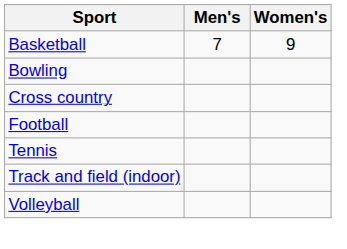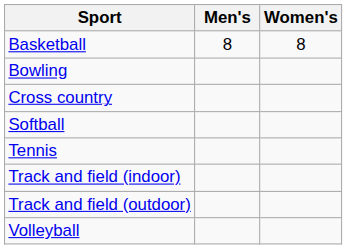(217, 44) 7 -> (227, 44) 8
(291, 44) 9 -> (301, 44) 8
- row: (38, 124)
+ row: (36, 124)
+ row: (100, 204)
